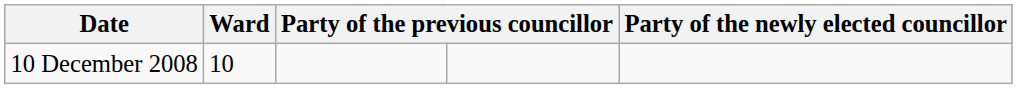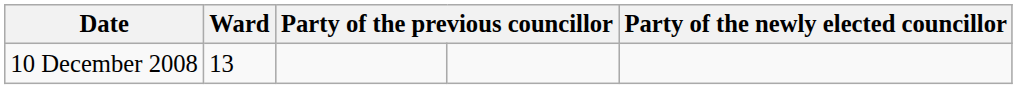(222, 63) 10 -> (222, 63) 13
